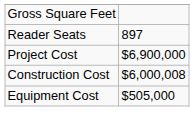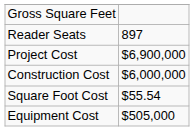(154, 75) $6,000,008 -> (154, 75) $6,000,000
+ row: (58, 95)
